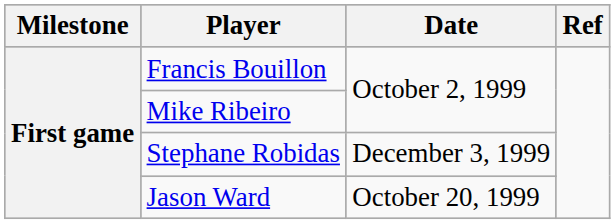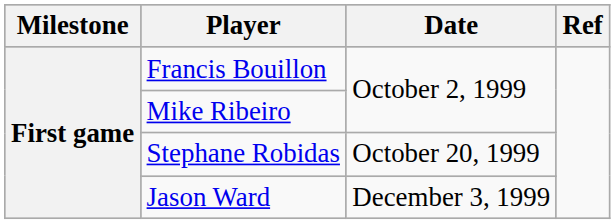(451, 153) December 3, 1999 -> (446, 153) October 20, 1999
(446, 196) October 20, 1999 -> (451, 196) December 3, 1999
